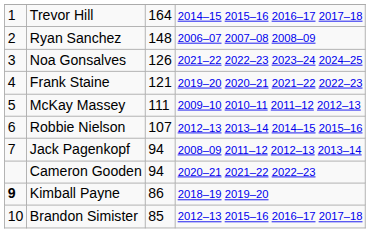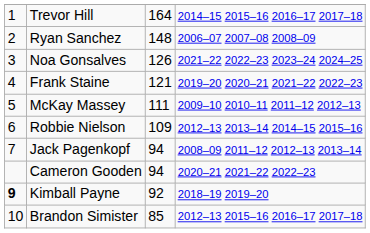(160, 127) 107 -> (160, 127) 109
(156, 194) 86 -> (156, 194) 92
